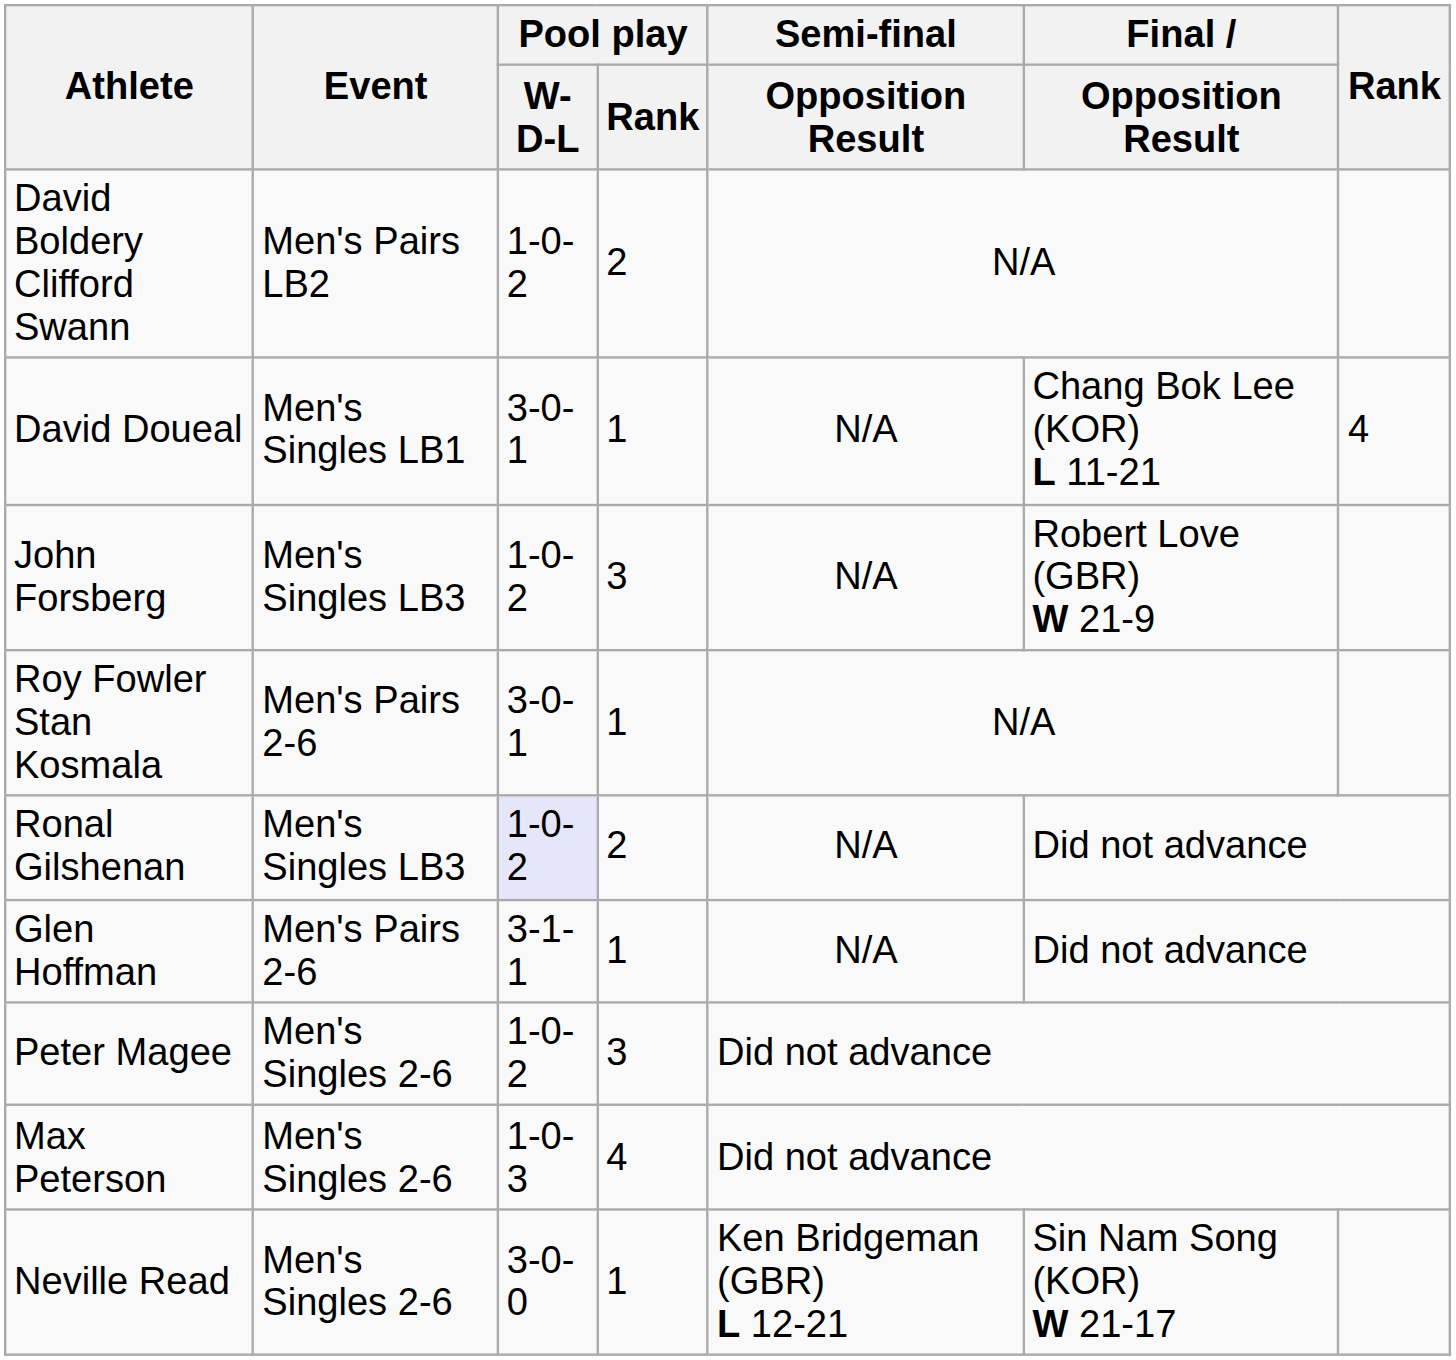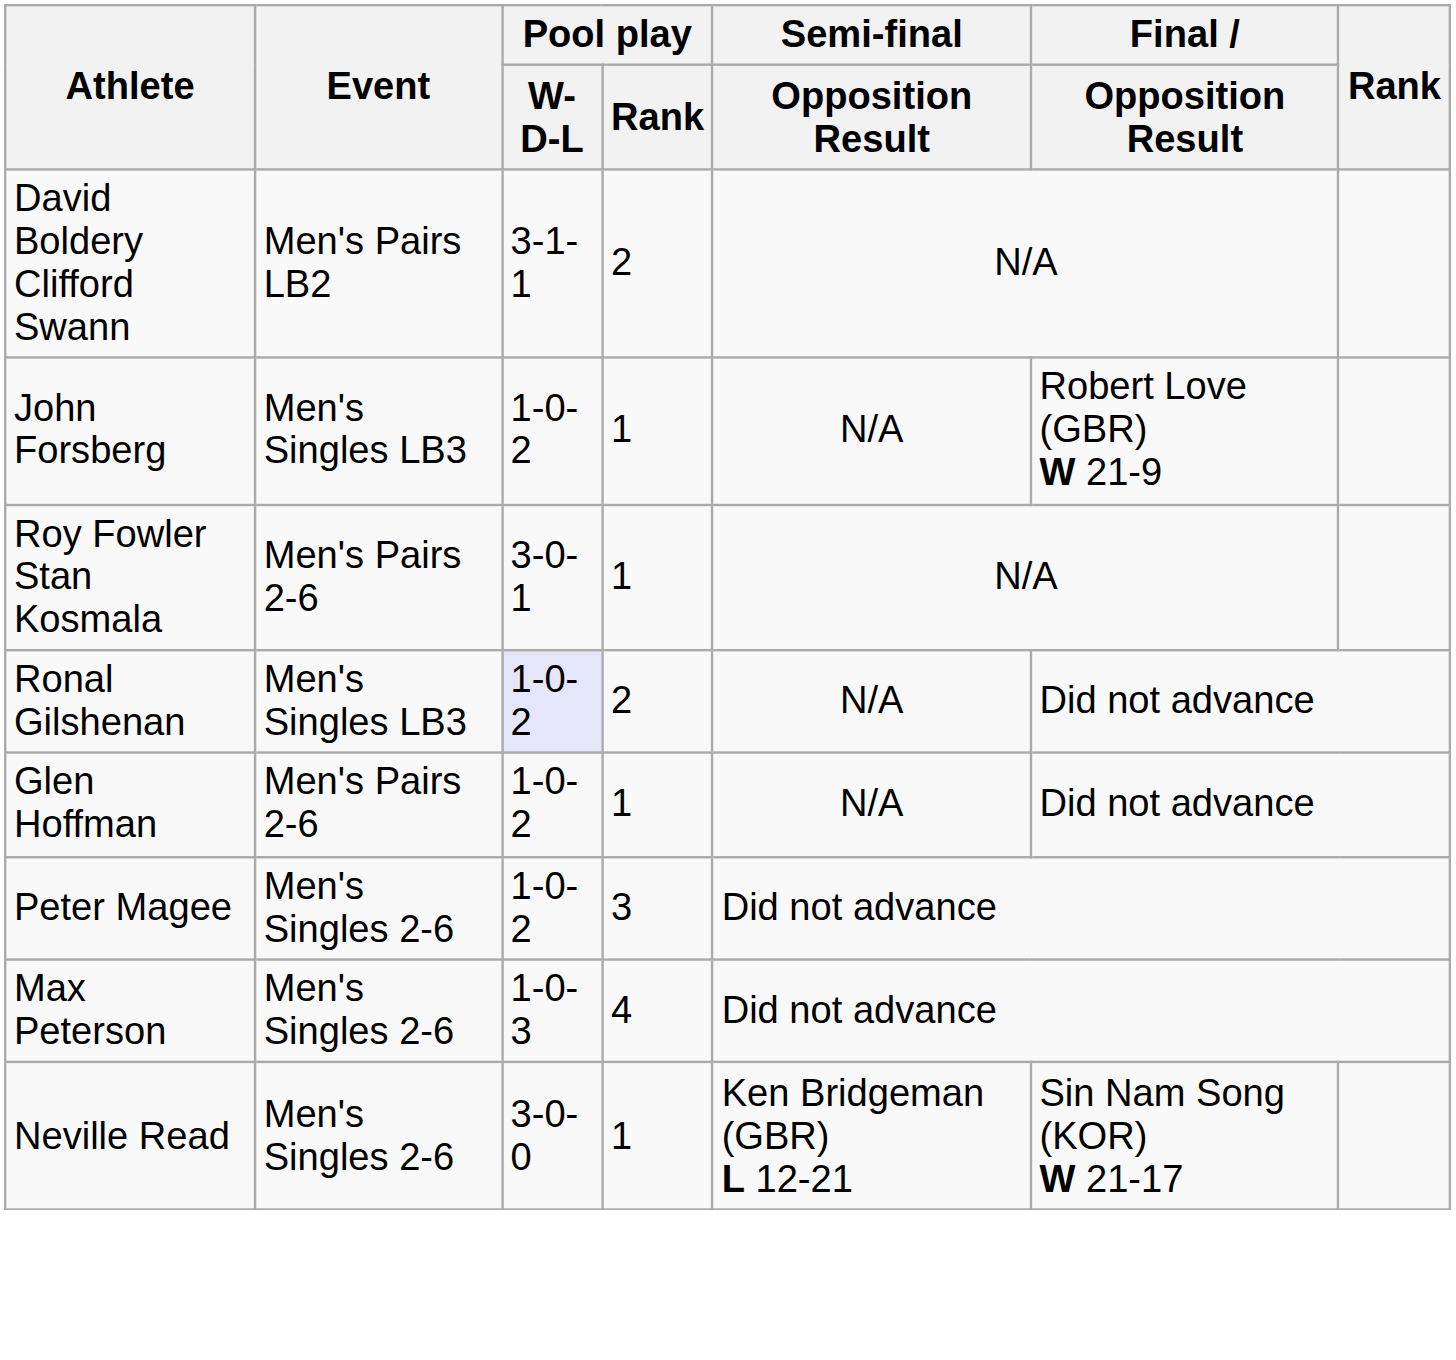(541, 262) 1-0-2 -> (544, 262) 3-1-1
- row: (128, 430)
(617, 576) 3 -> (622, 430) 1
(541, 950) 3-1-1 -> (544, 804) 1-0-2
